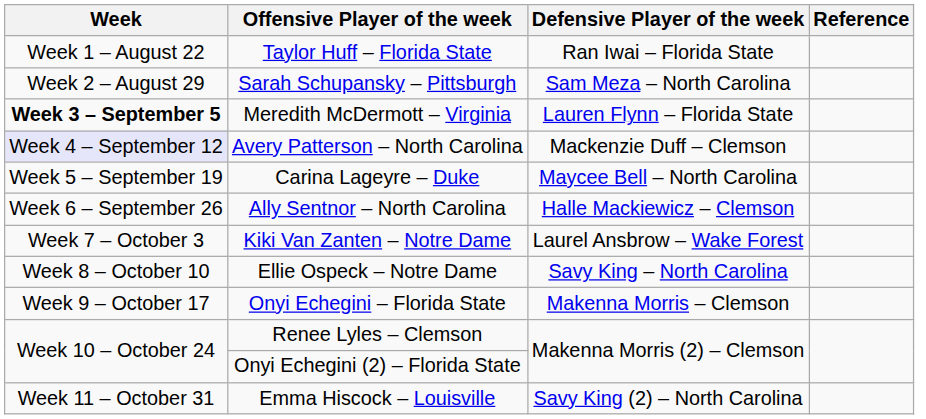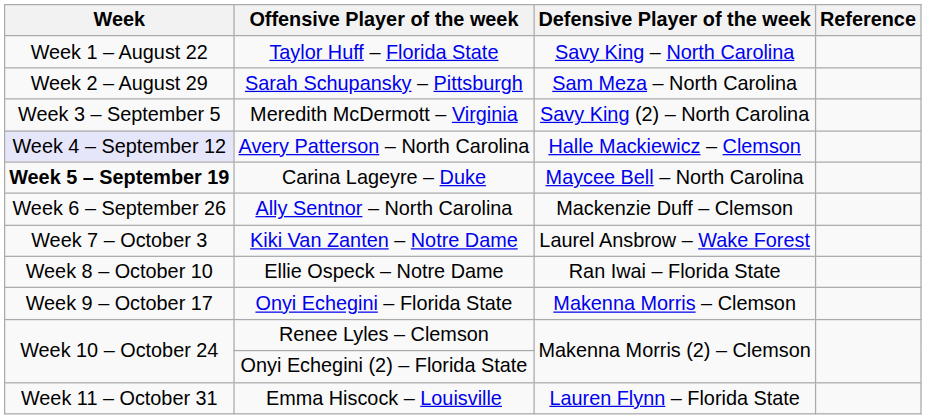(668, 51) Ran Iwai – Florida State -> (675, 51) Savy King – North Carolina
(116, 114) bold -> (119, 114) normal
(668, 114) Lauren Flynn – Florida State -> (675, 114) Savy King (2) – North Carolina
(668, 146) Mackenzie Duff – Clemson -> (675, 146) Halle Mackiewicz – Clemson
(116, 177) normal -> (119, 177) bold
(668, 209) Halle Mackiewicz – Clemson -> (675, 209) Mackenzie Duff – Clemson
(668, 271) Savy King – North Carolina -> (675, 271) Ran Iwai – Florida State
(668, 397) Savy King (2) – North Carolina -> (675, 397) Lauren Flynn – Florida State
